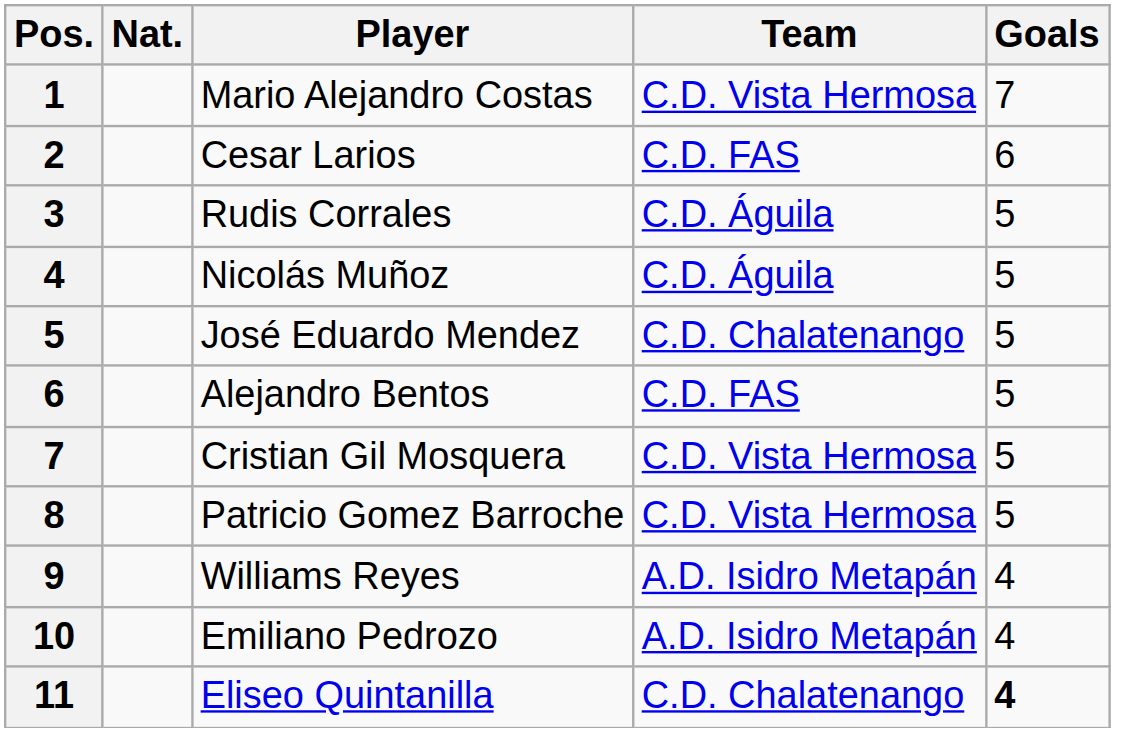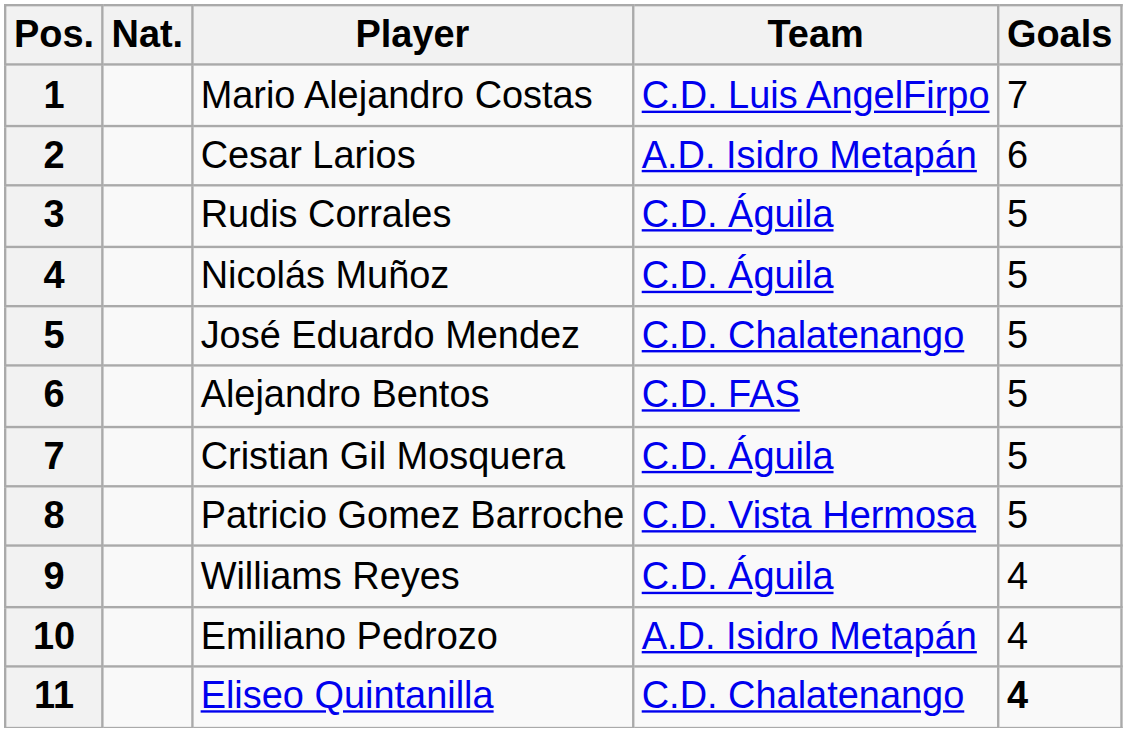(809, 94) C.D. Vista Hermosa -> (816, 94) C.D. Luis AngelFirpo
(721, 154) C.D. FAS -> (809, 154) A.D. Isidro Metapán
(809, 455) C.D. Vista Hermosa -> (738, 455) C.D. Águila
(809, 575) A.D. Isidro Metapán -> (738, 575) C.D. Águila
